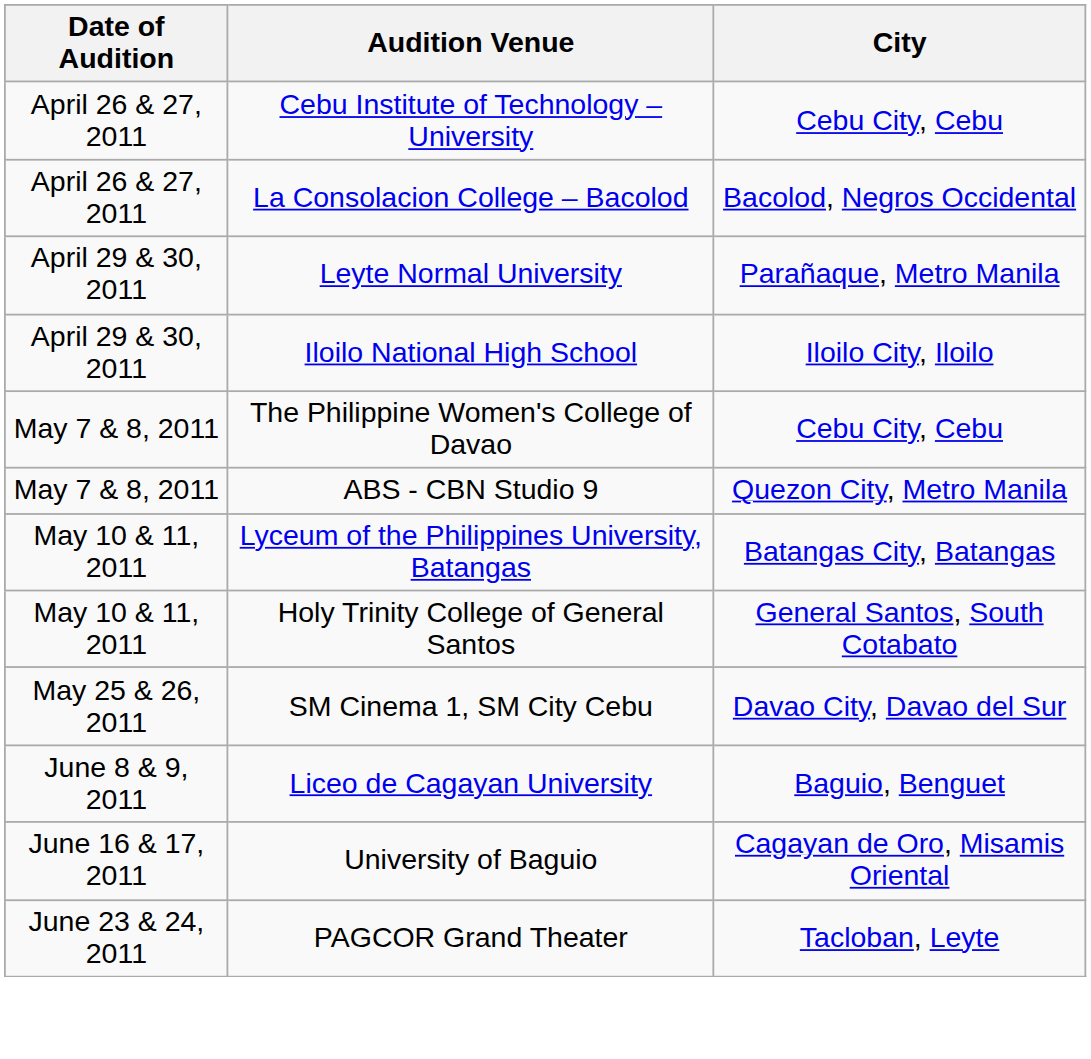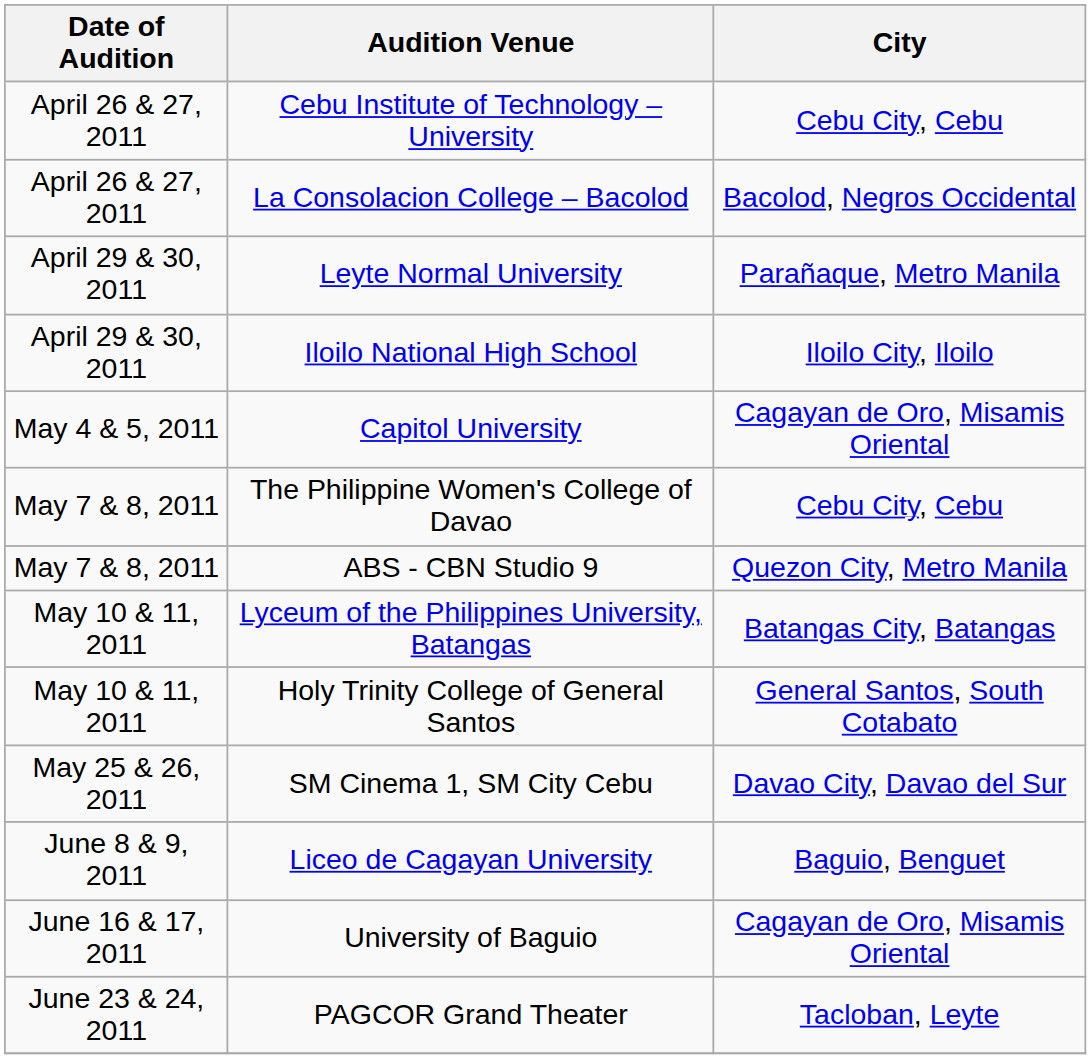+ row: (471, 429)
